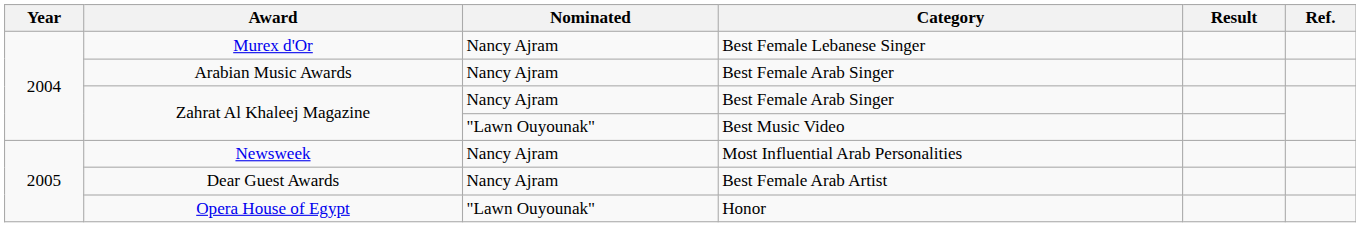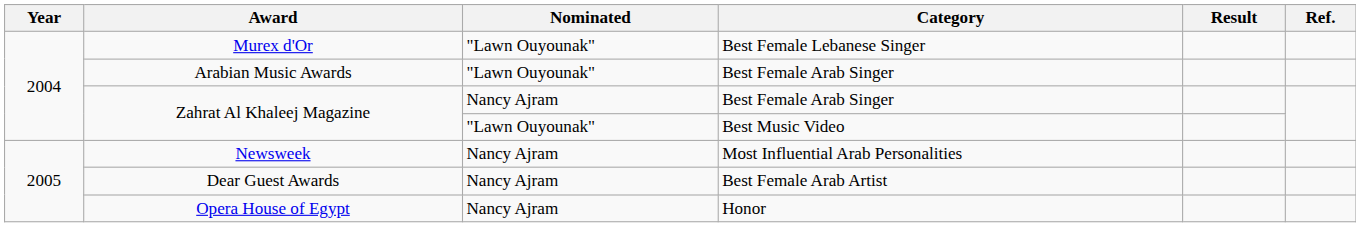(512, 45) Nancy Ajram -> (531, 45) "Lawn Ouyounak"
(512, 72) Nancy Ajram -> (531, 72) "Lawn Ouyounak"
(531, 208) "Lawn Ouyounak" -> (512, 208) Nancy Ajram
